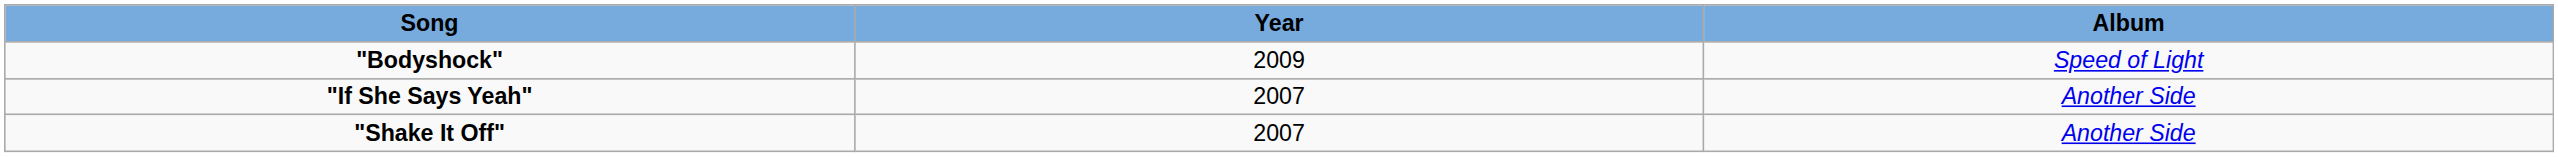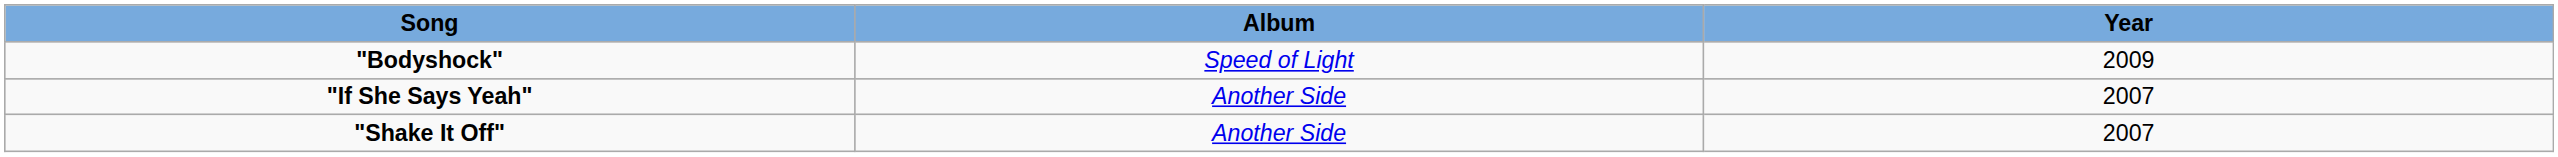columns swapped: (2129, 23) <-> (1279, 23)
